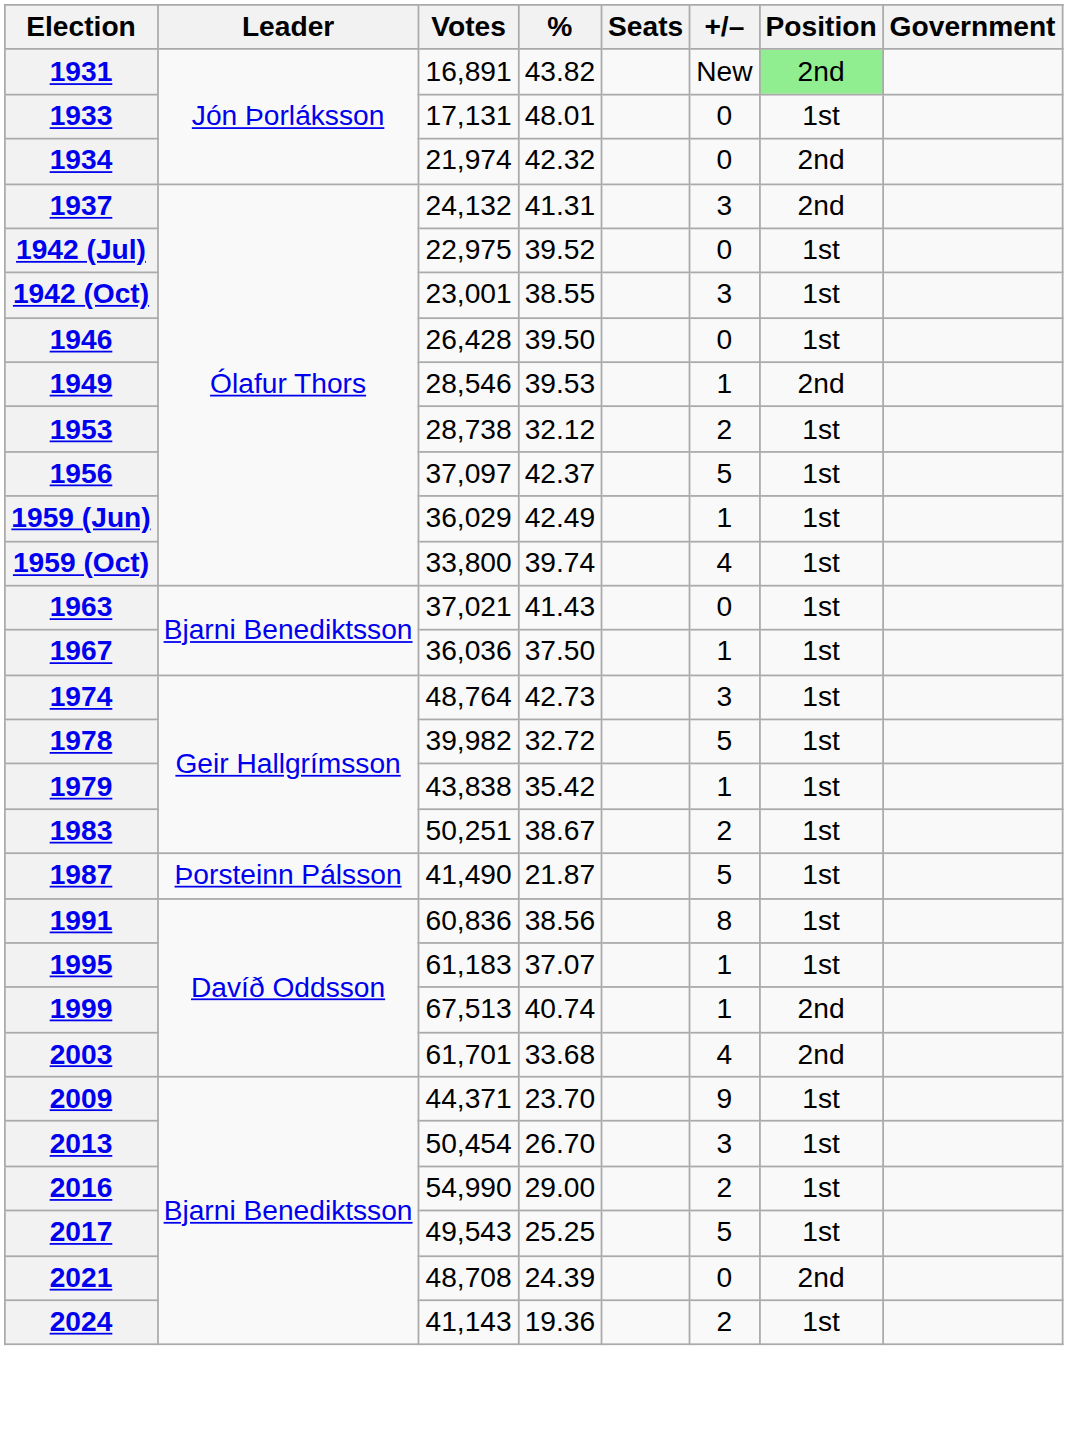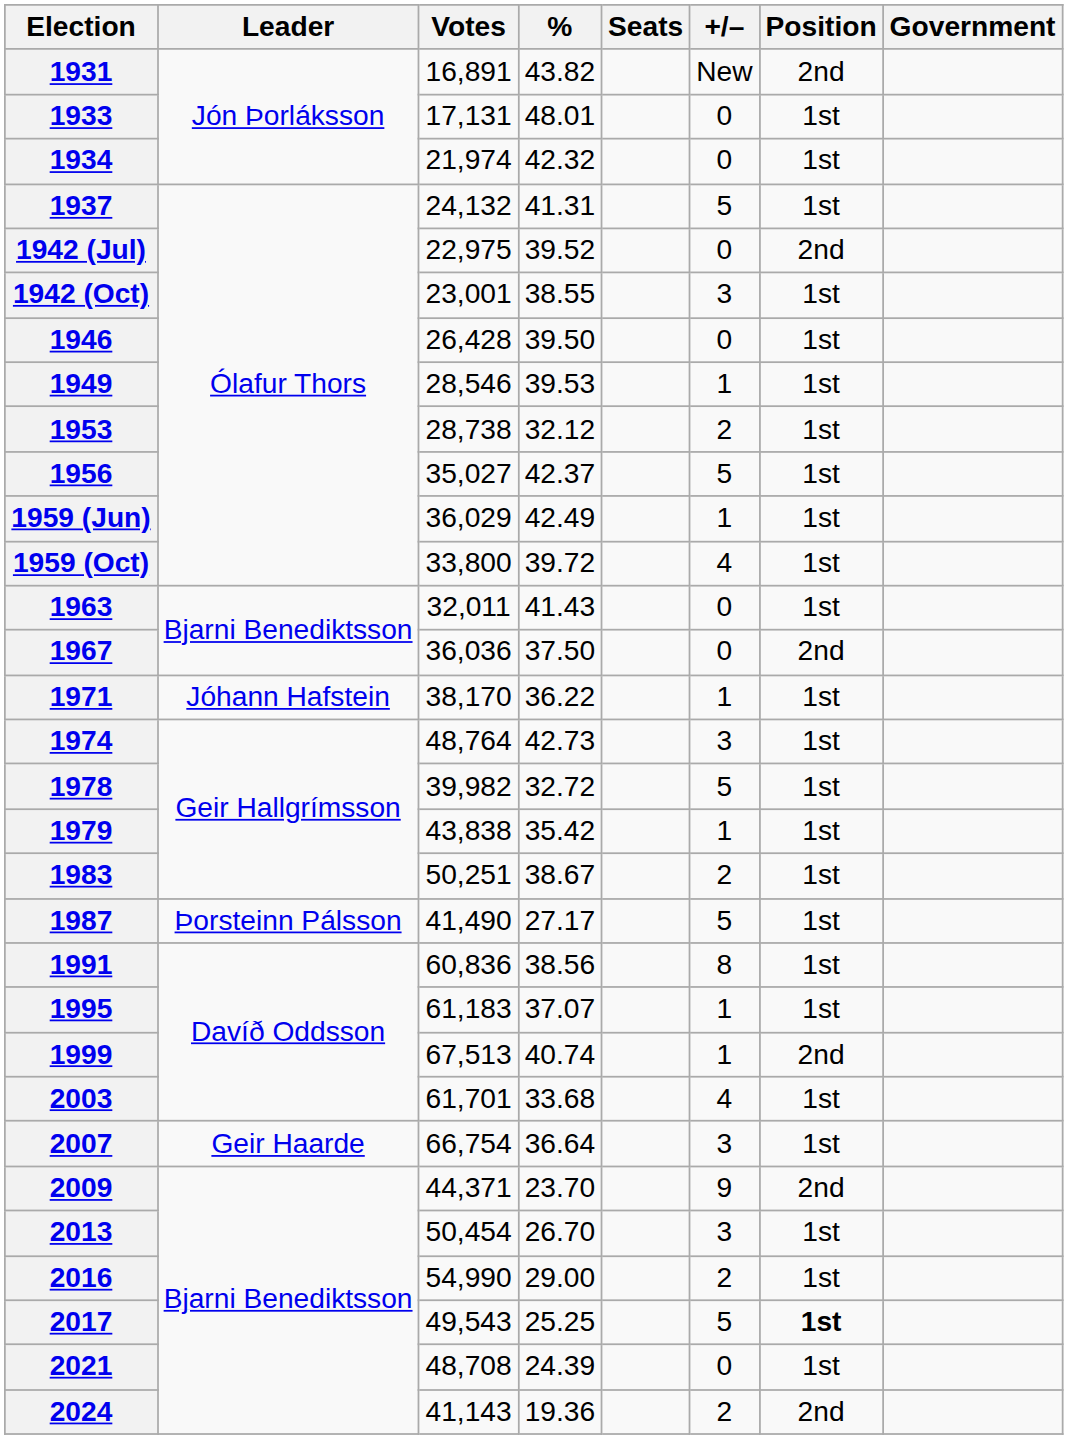(821, 71) lightgreen background -> (821, 71) no background
(821, 160) 2nd -> (821, 160) 1st
(724, 205) 3 -> (724, 205) 5
(821, 205) 2nd -> (821, 205) 1st
(821, 250) 1st -> (821, 250) 2nd
(821, 384) 2nd -> (821, 384) 1st
(469, 473) 37,097 -> (469, 473) 35,027
(560, 562) 39.74 -> (560, 562) 39.72
(469, 607) 37,021 -> (469, 607) 32,011
(724, 652) 1 -> (724, 652) 0
(821, 652) 1st -> (821, 652) 2nd
+ row: (81, 696)
(560, 875) 21.87 -> (560, 920) 27.17
(821, 1054) 2nd -> (821, 1098) 1st
+ row: (81, 1143)
(821, 1098) 1st -> (821, 1187) 2nd
(821, 1232) normal -> (821, 1321) bold
(821, 1277) 2nd -> (821, 1366) 1st
(821, 1321) 1st -> (821, 1411) 2nd
